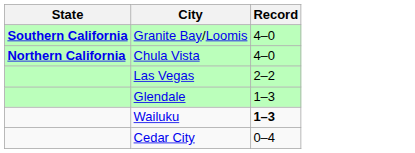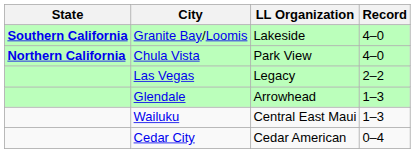+ column: (305, 14)
(264, 117) bold -> (373, 117) normal
